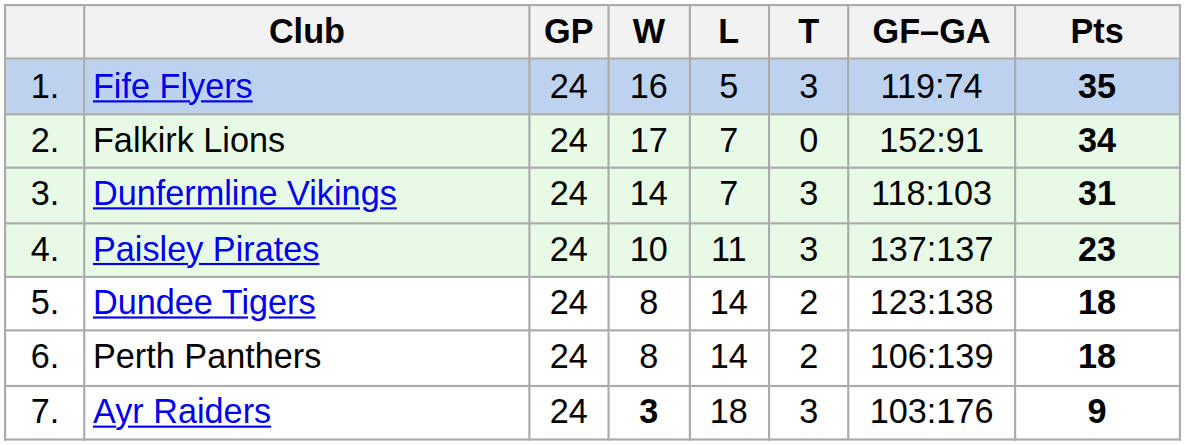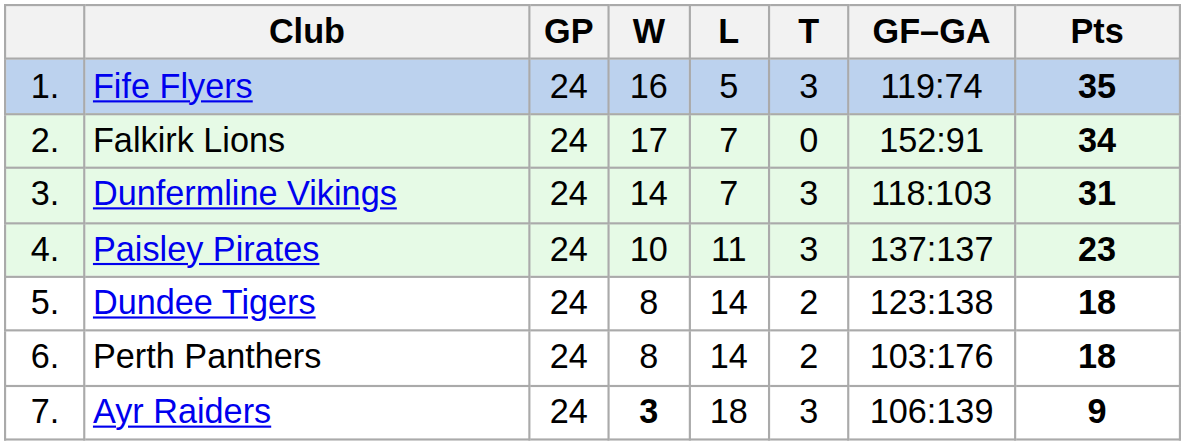(932, 357) 106:139 -> (932, 357) 103:176
(932, 411) 103:176 -> (932, 411) 106:139
